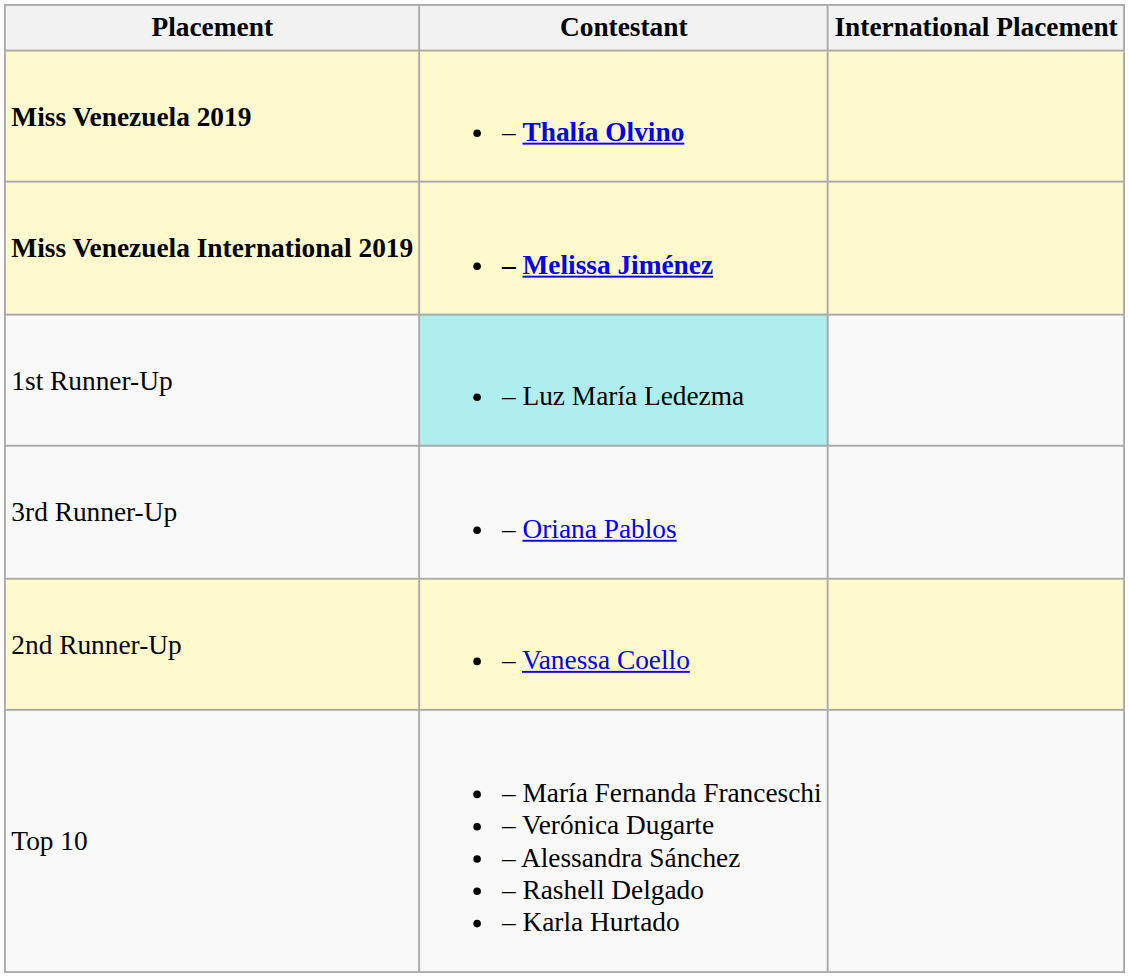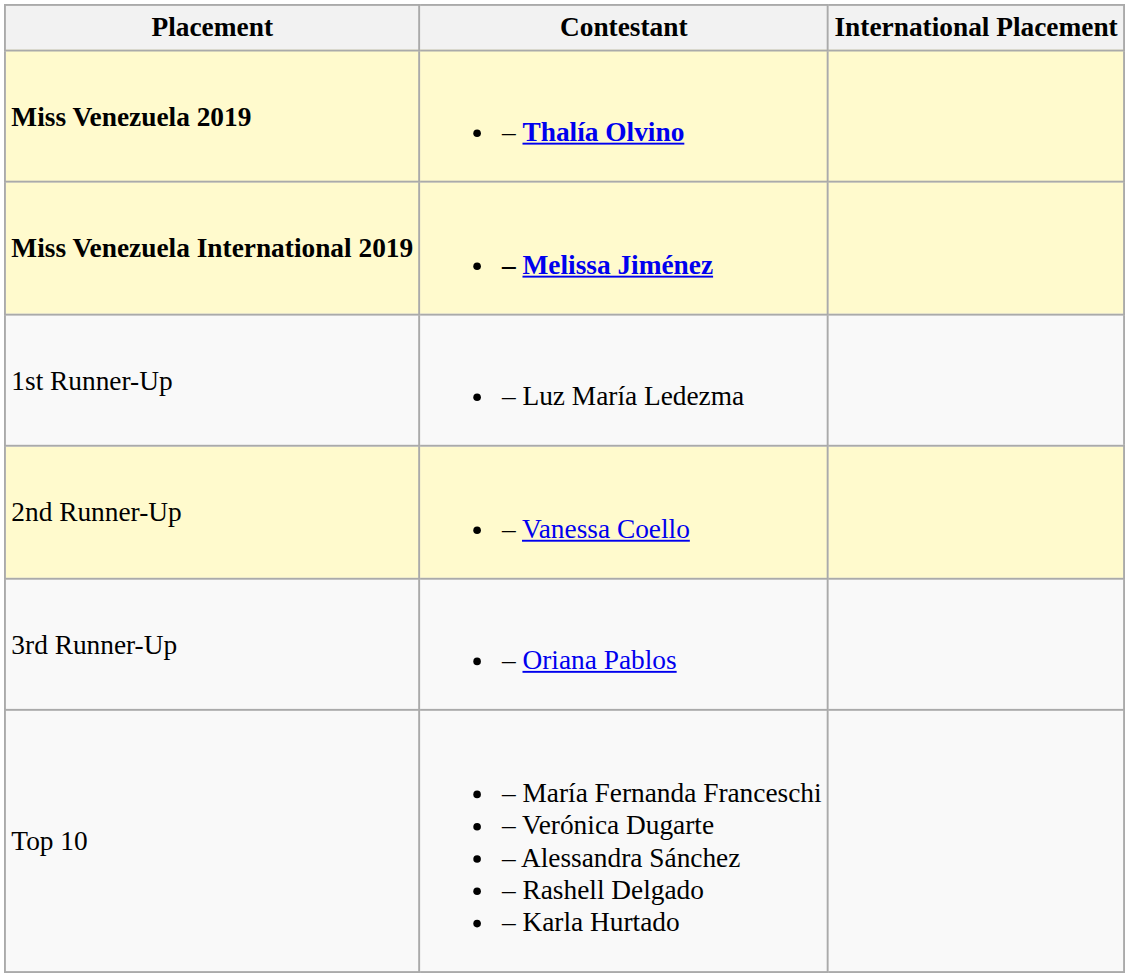(624, 397) paleturquoise background -> (624, 397) no background
rows swapped: (97, 644) <-> (94, 512)
